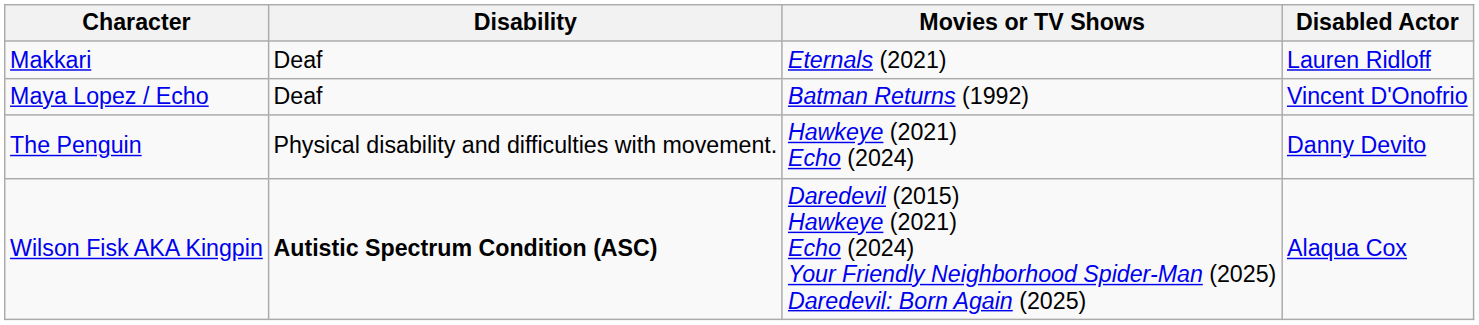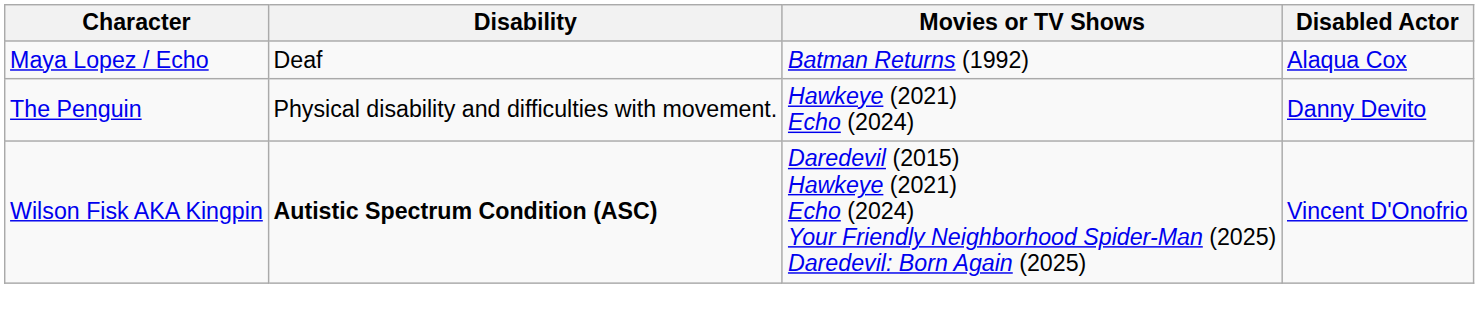- row: (51, 59)
(1377, 96) Vincent D'Onofrio -> (1347, 59) Alaqua Cox
(1347, 248) Alaqua Cox -> (1377, 211) Vincent D'Onofrio
